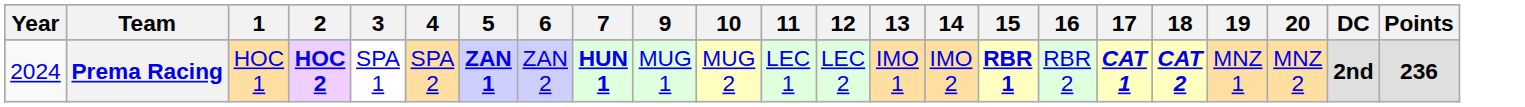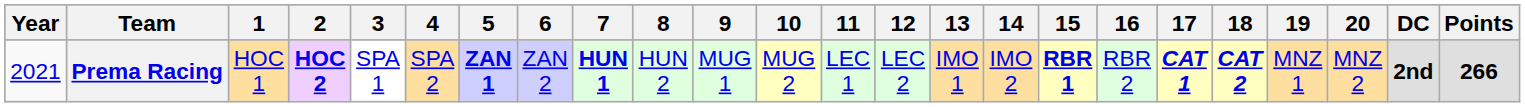+ column: (663, 22)
(35, 71) 2024 -> (35, 71) 2021
(1419, 71) 236 -> (1479, 71) 266
